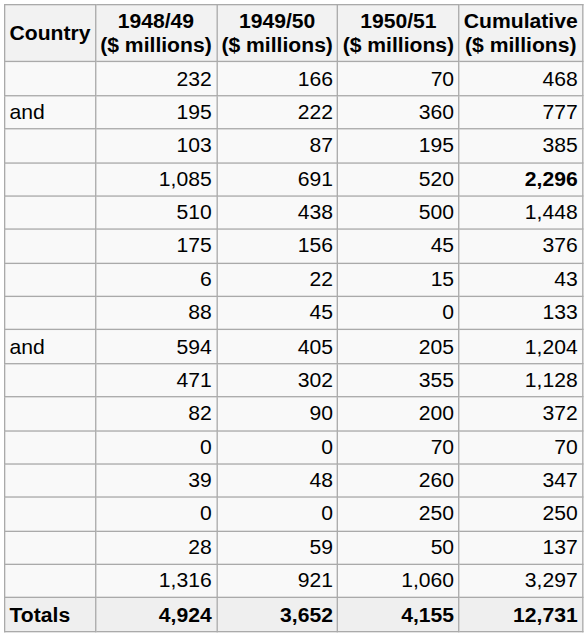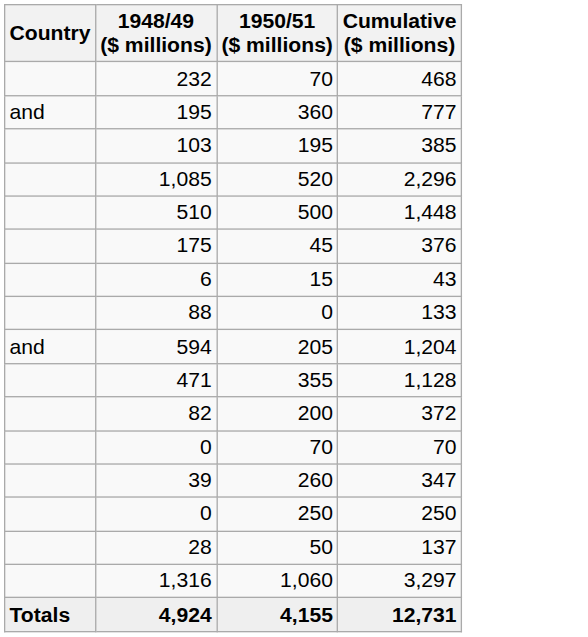- column: (277, 33)
(551, 178) bold -> (430, 178) normal
